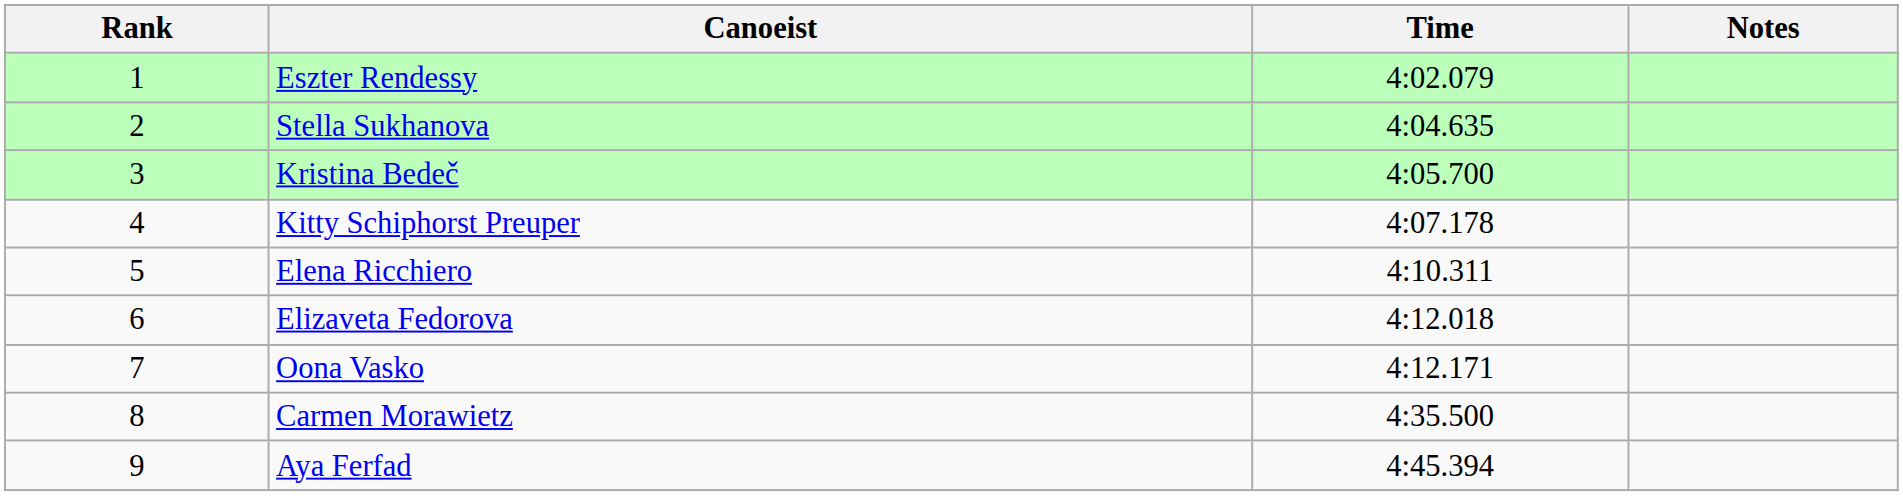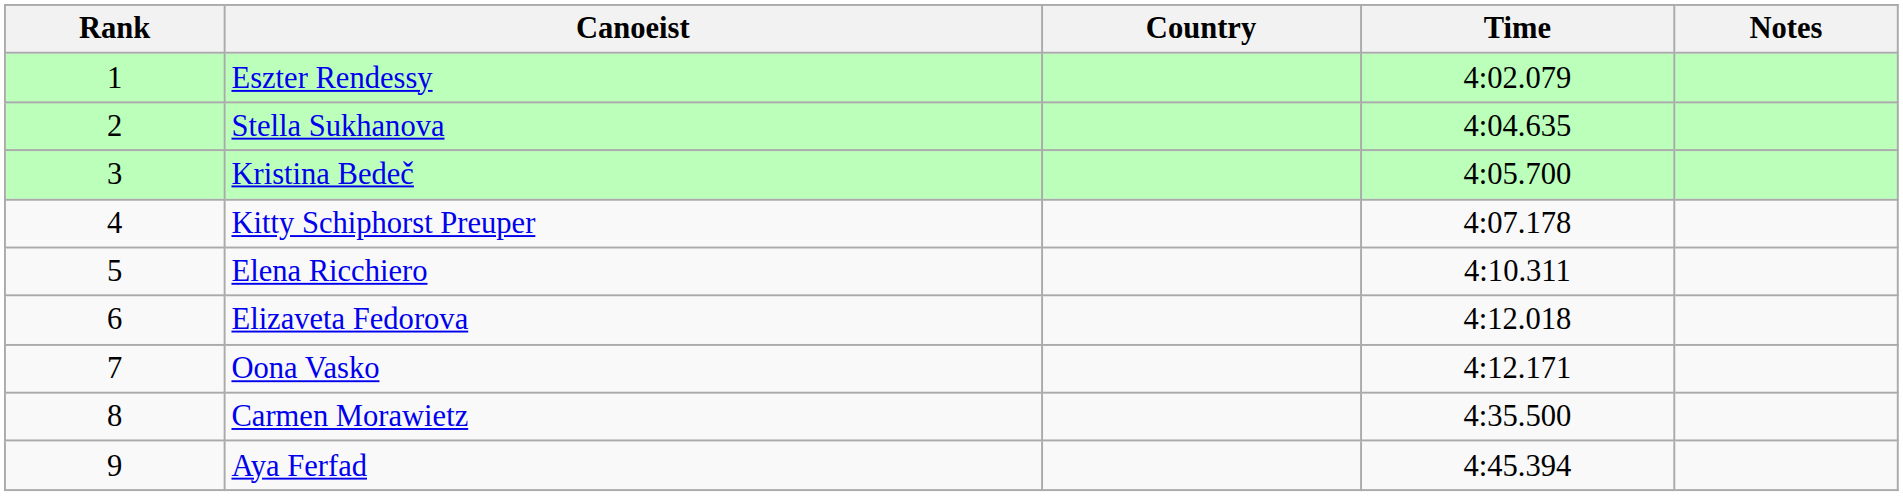+ column: (1201, 28)
